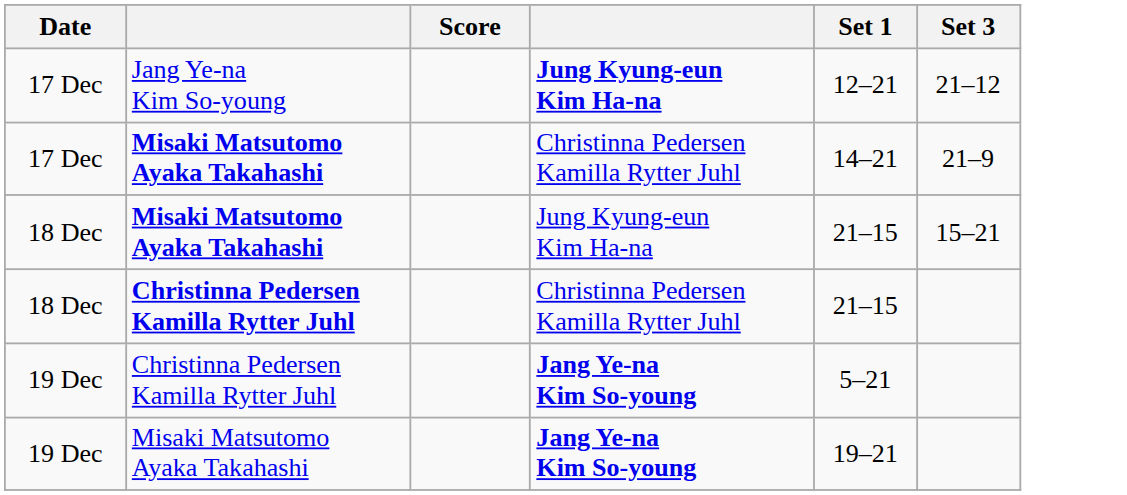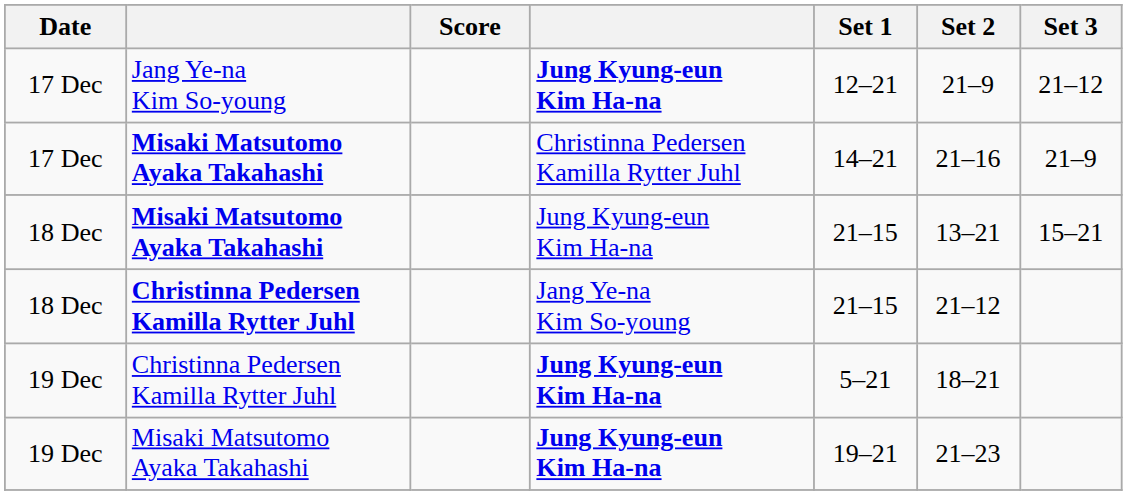+ column: (968, 26)
(641, 306) Christinna Pedersen Kamilla Rytter Juhl -> (613, 306) Jang Ye-na Kim So-young
(616, 379) Jang Ye-na Kim So-young -> (629, 379) Jung Kyung-eun Kim Ha-na
(616, 453) Jang Ye-na Kim So-young -> (629, 453) Jung Kyung-eun Kim Ha-na
